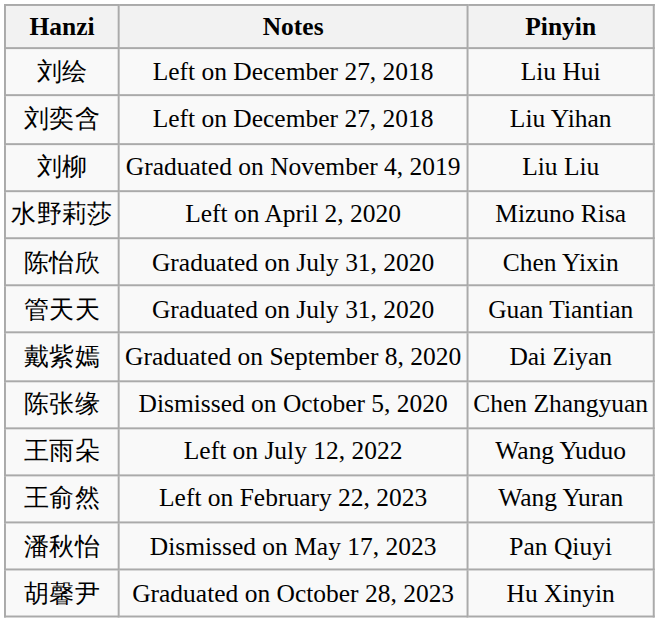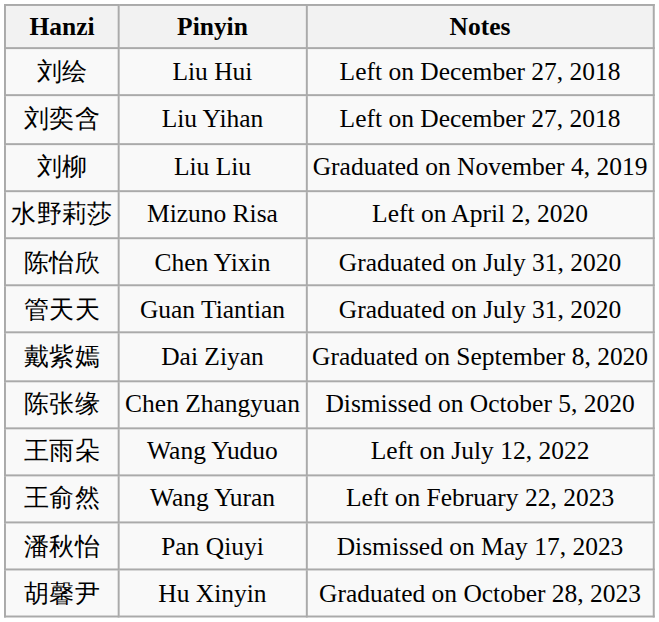columns swapped: (561, 26) <-> (293, 26)
